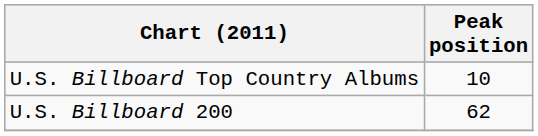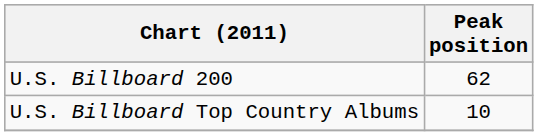rows swapped: (214, 79) <-> (121, 113)
